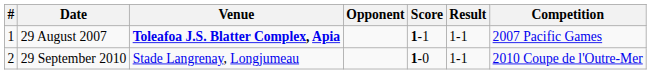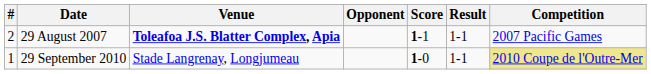(11, 36) 1 -> (11, 36) 2
(11, 58) 2 -> (11, 58) 1
(568, 58) no background -> (568, 58) khaki background
